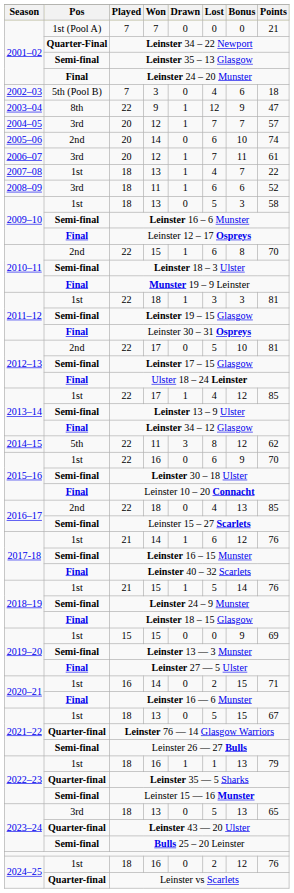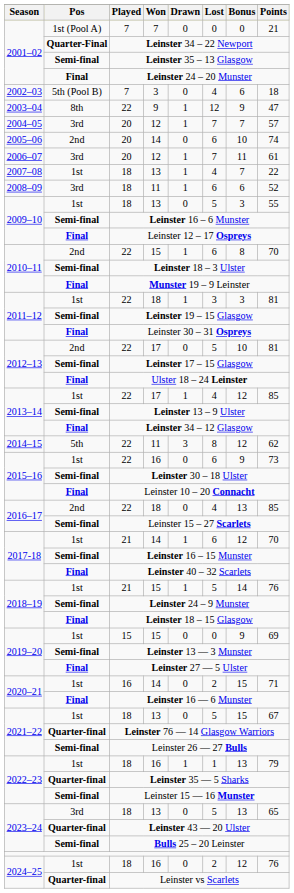(273, 204) 58 -> (273, 204) 55
(273, 460) 70 -> (273, 460) 73
(273, 540) 76 -> (273, 540) 70
